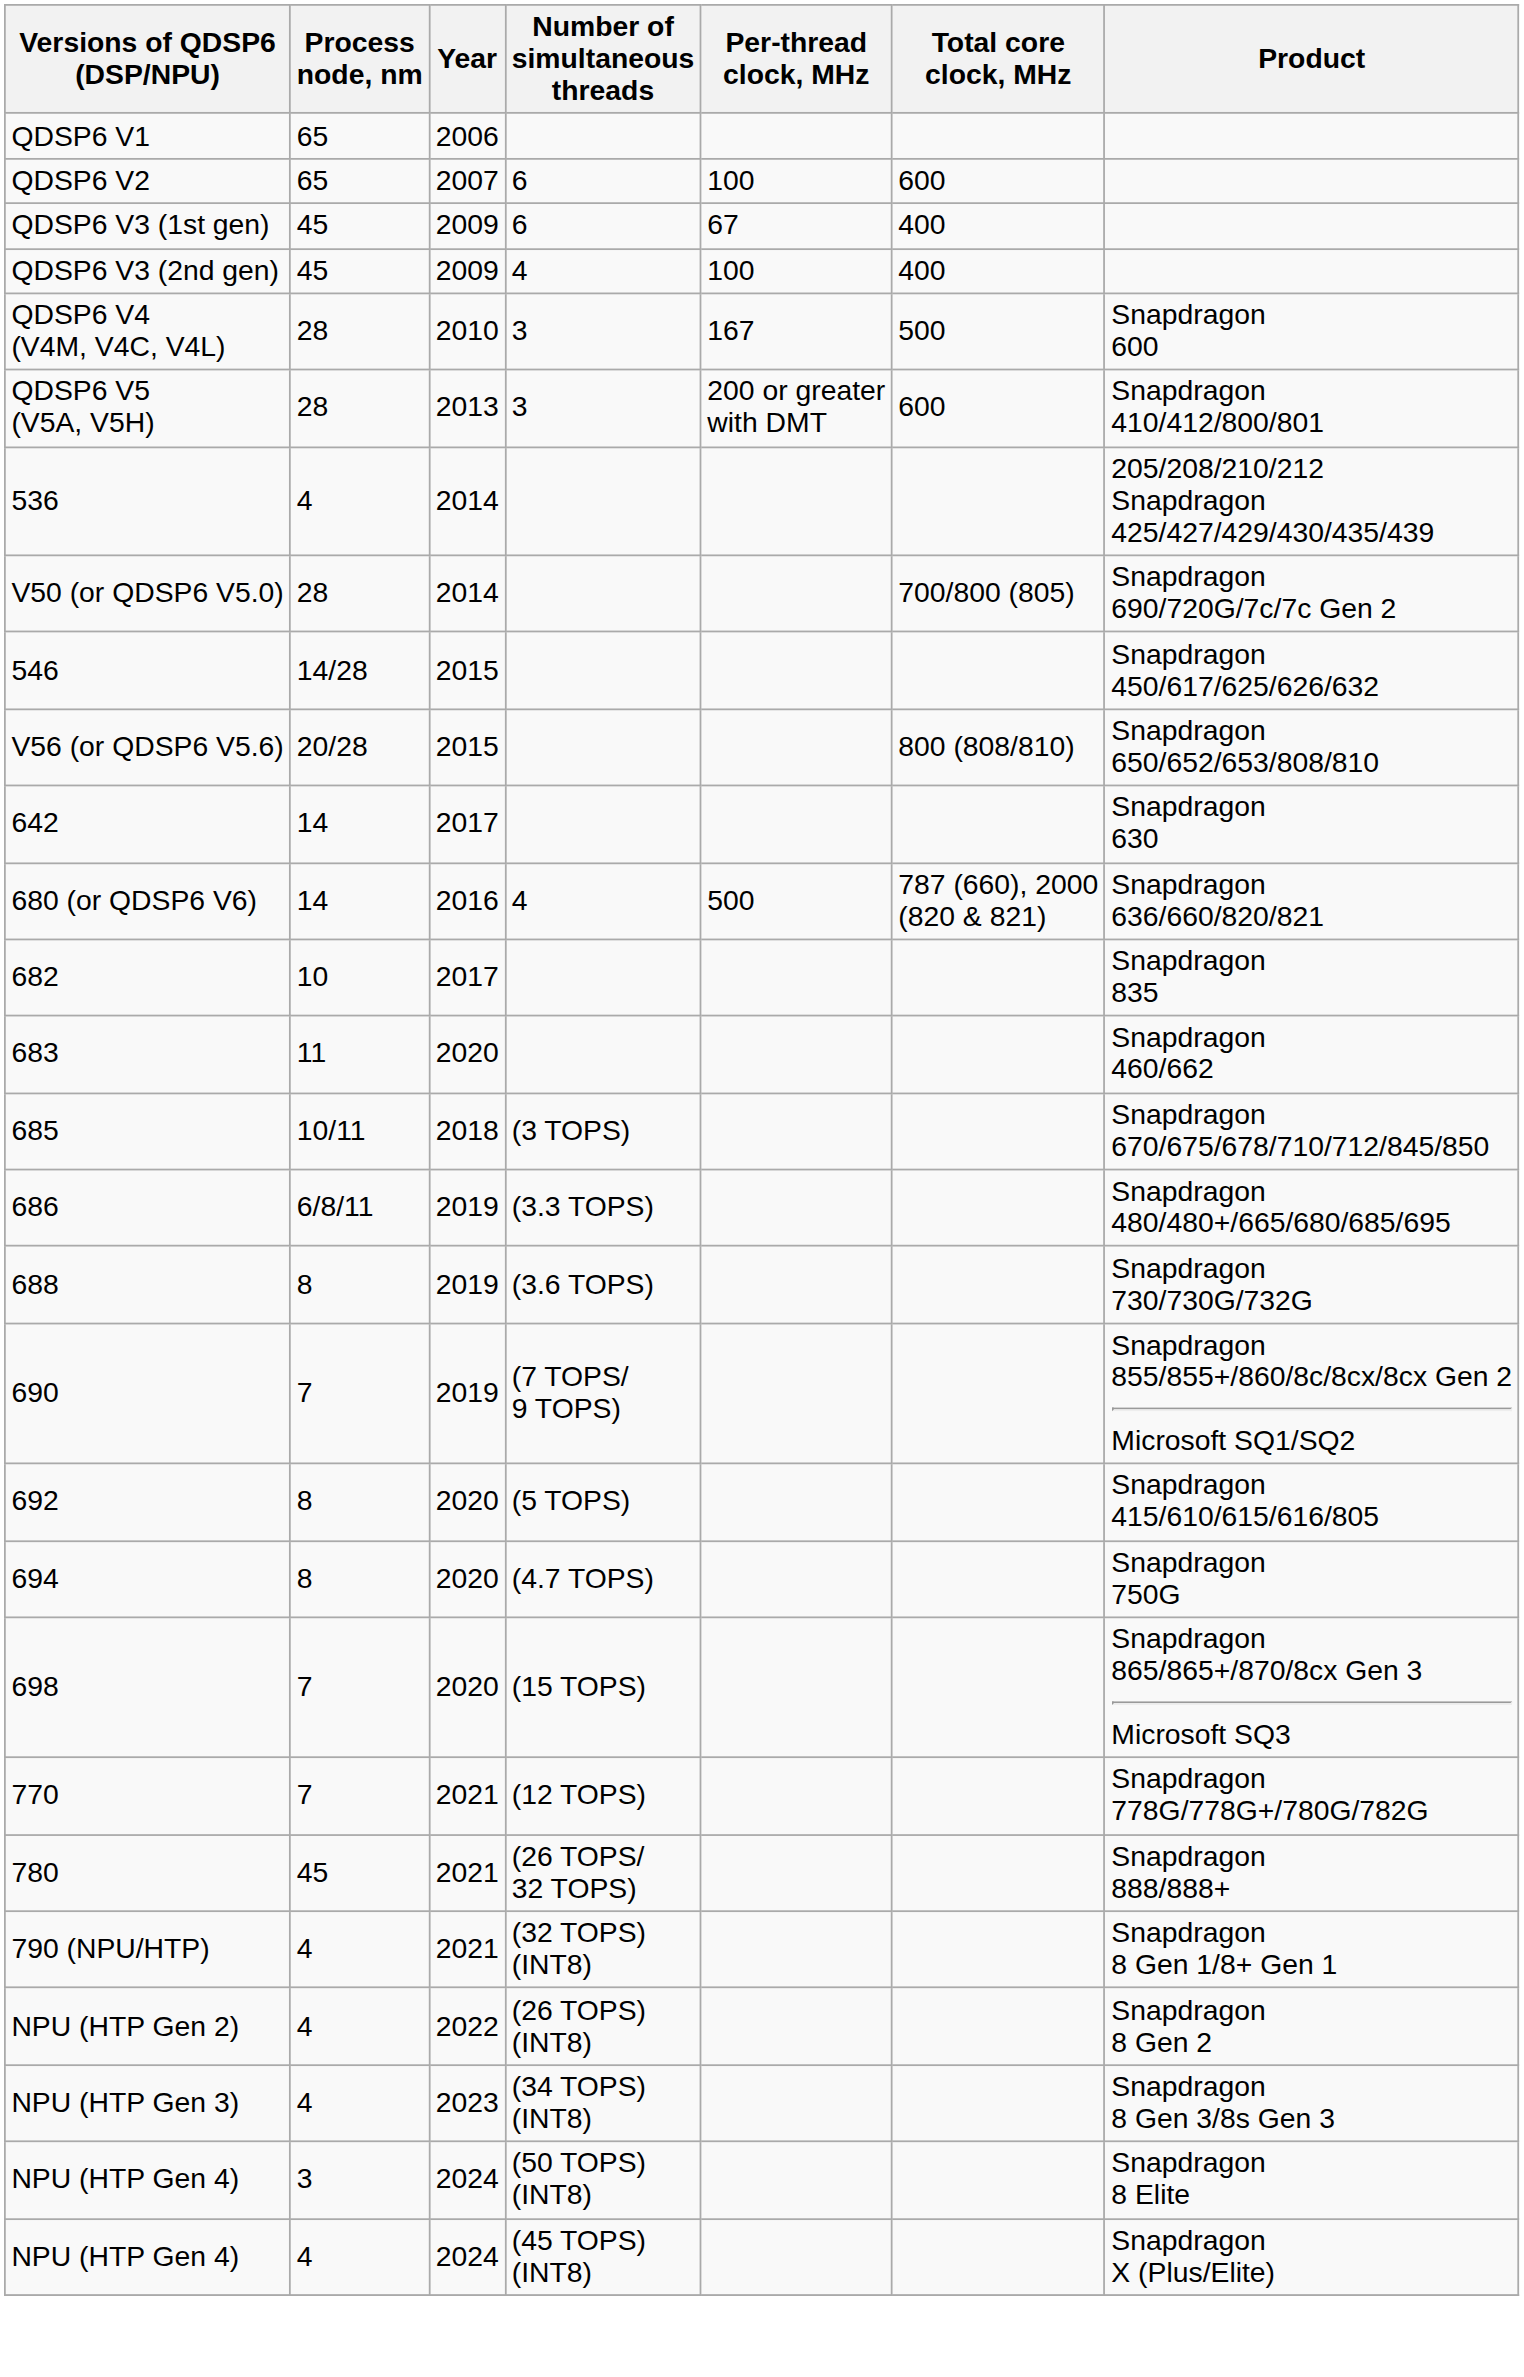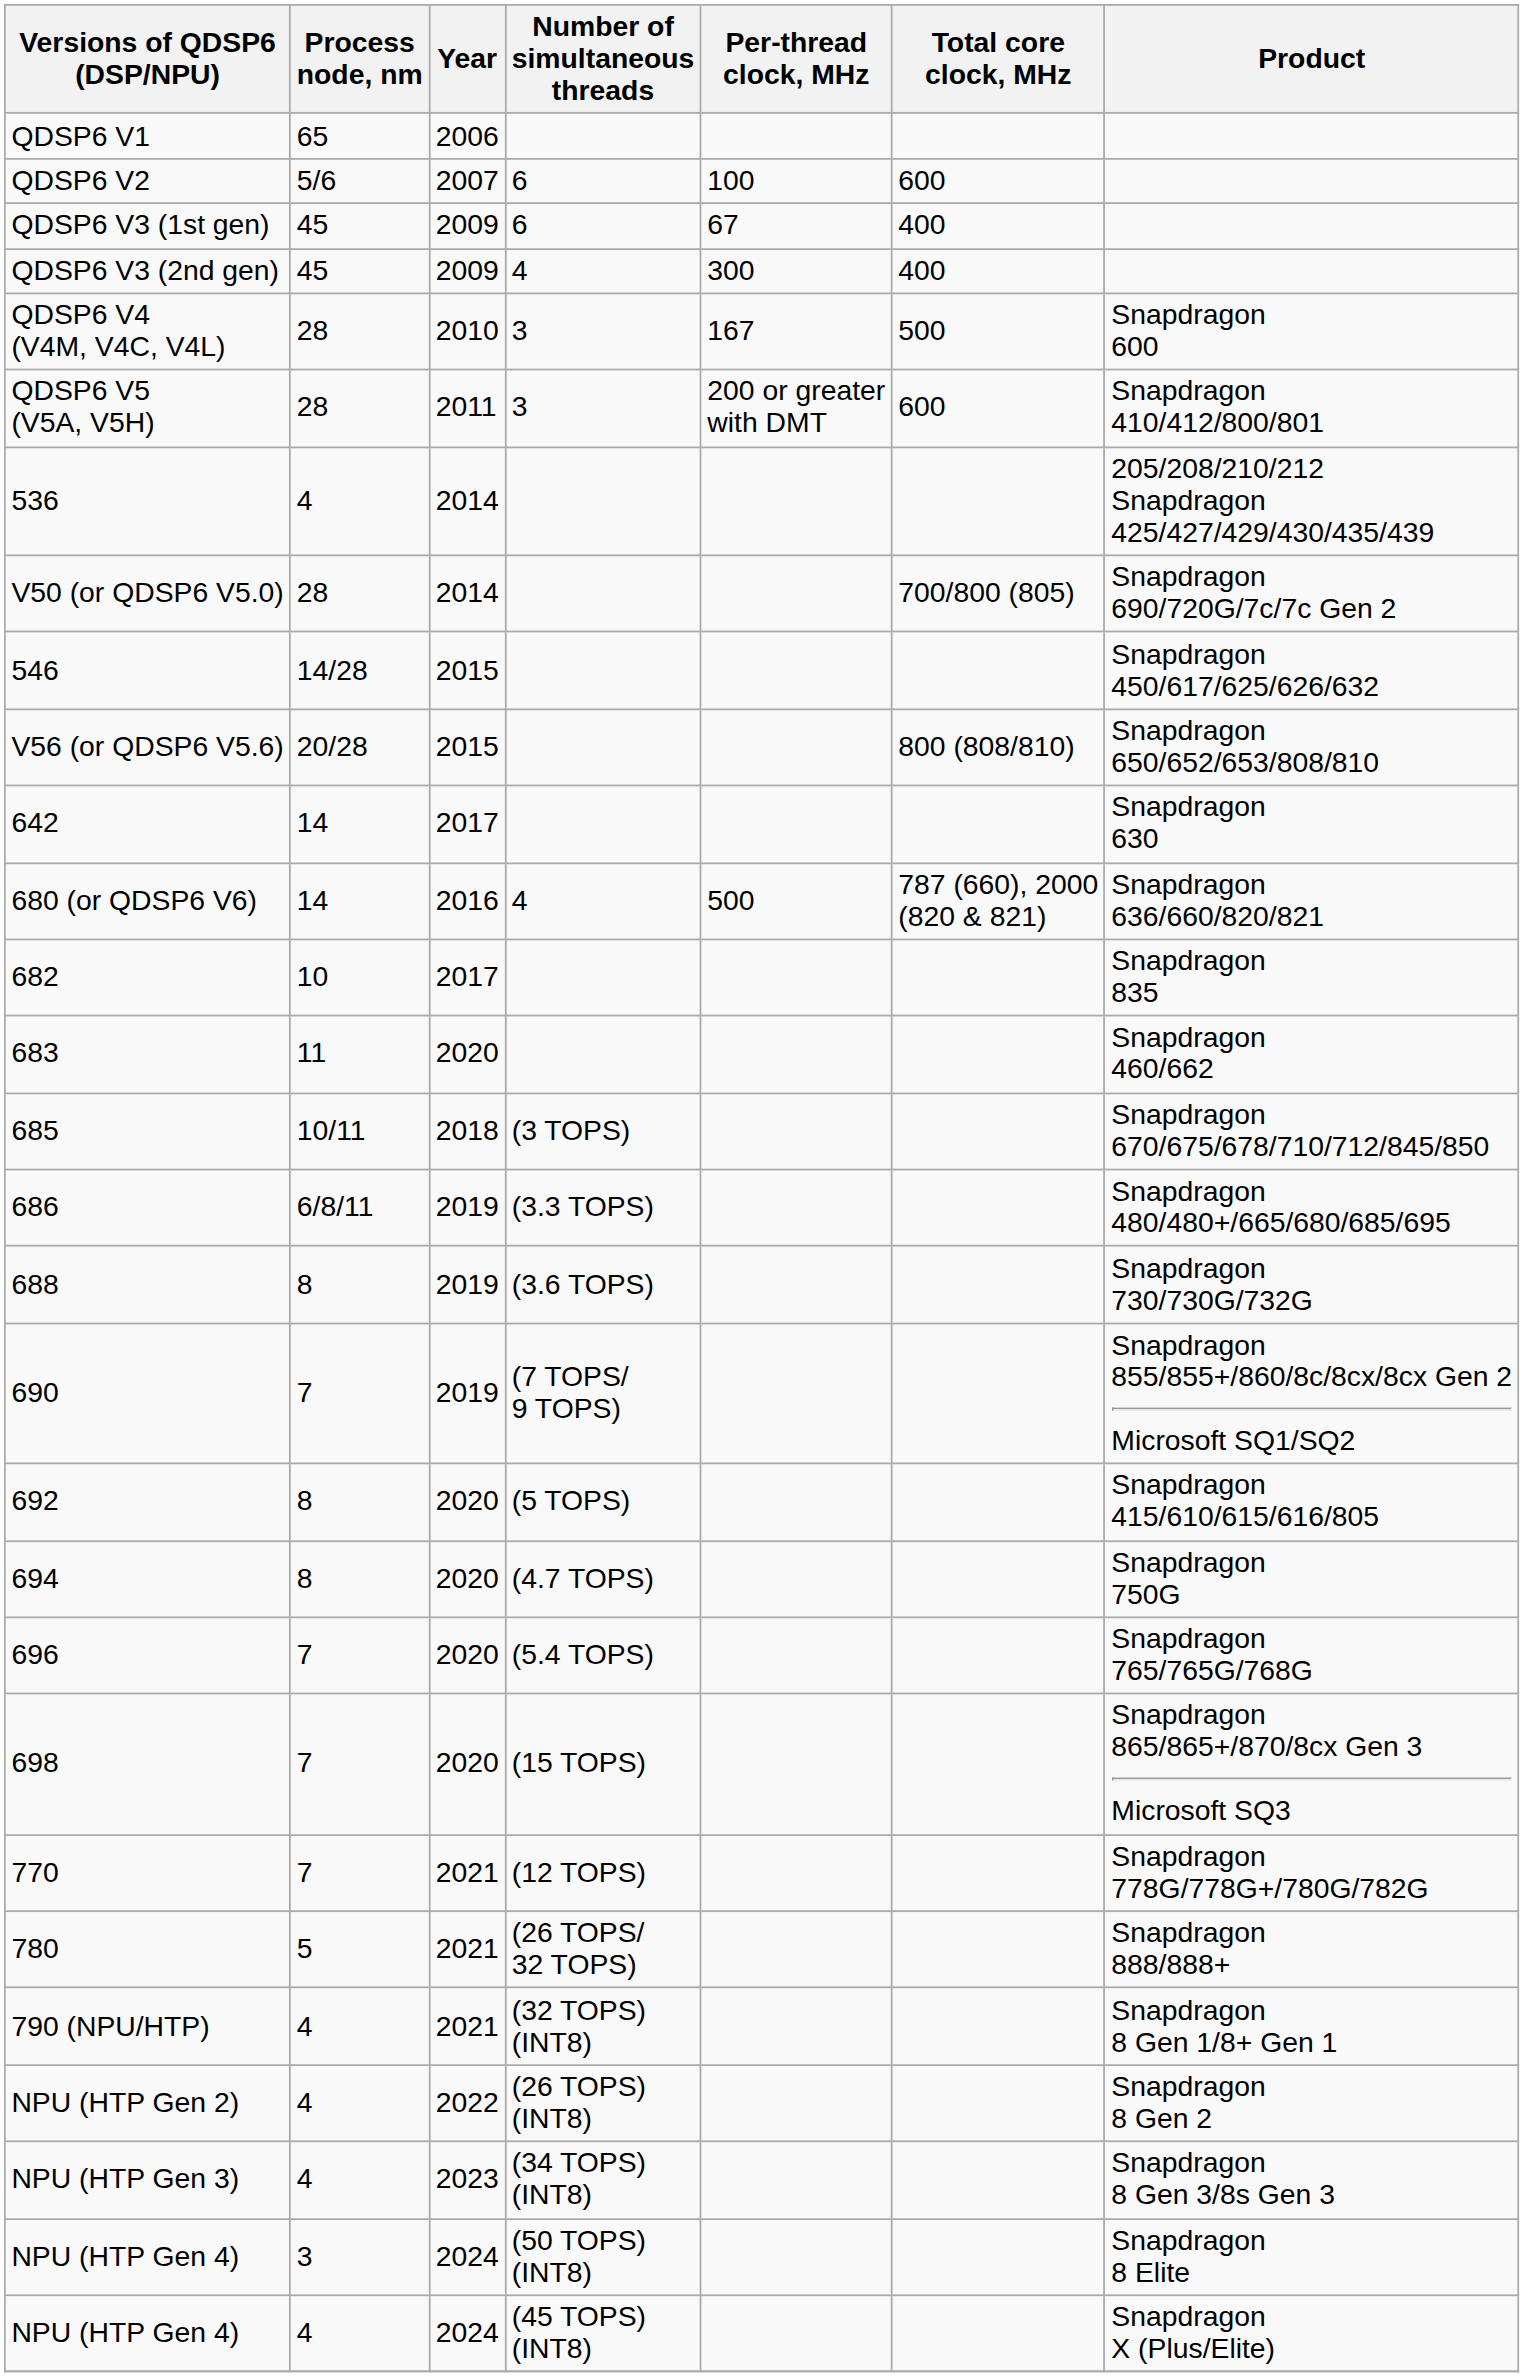(313, 180) 65 -> (316, 180) 5/6
(731, 270) 100 -> (731, 270) 300
(467, 407) 2013 -> (466, 407) 2011
+ row: (35, 1655)
(313, 1872) 45 -> (305, 1949) 5
